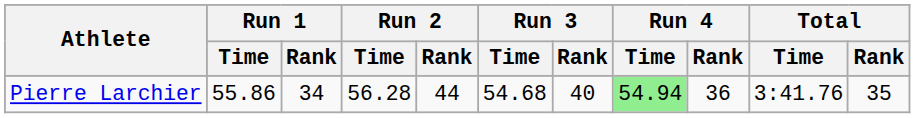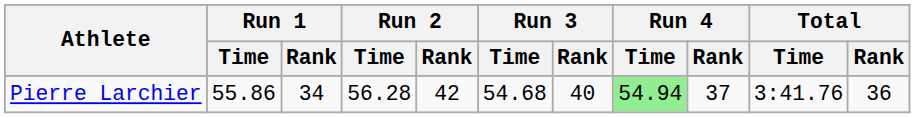(447, 94) 44 -> (447, 94) 42
(718, 94) 36 -> (718, 94) 37
(879, 94) 35 -> (879, 94) 36
